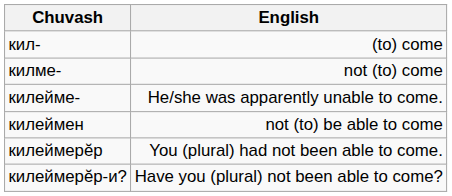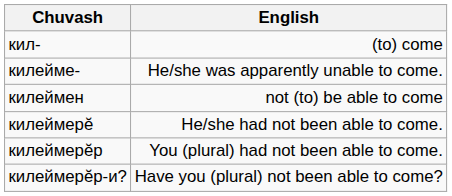- row: (35, 71)
+ row: (51, 124)
